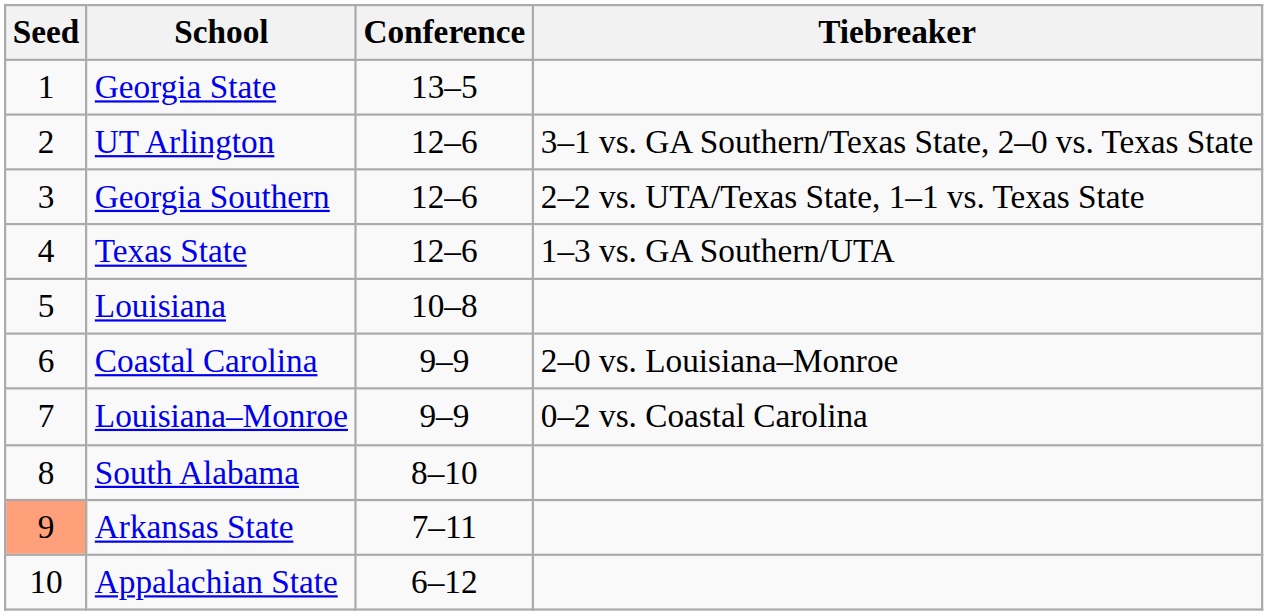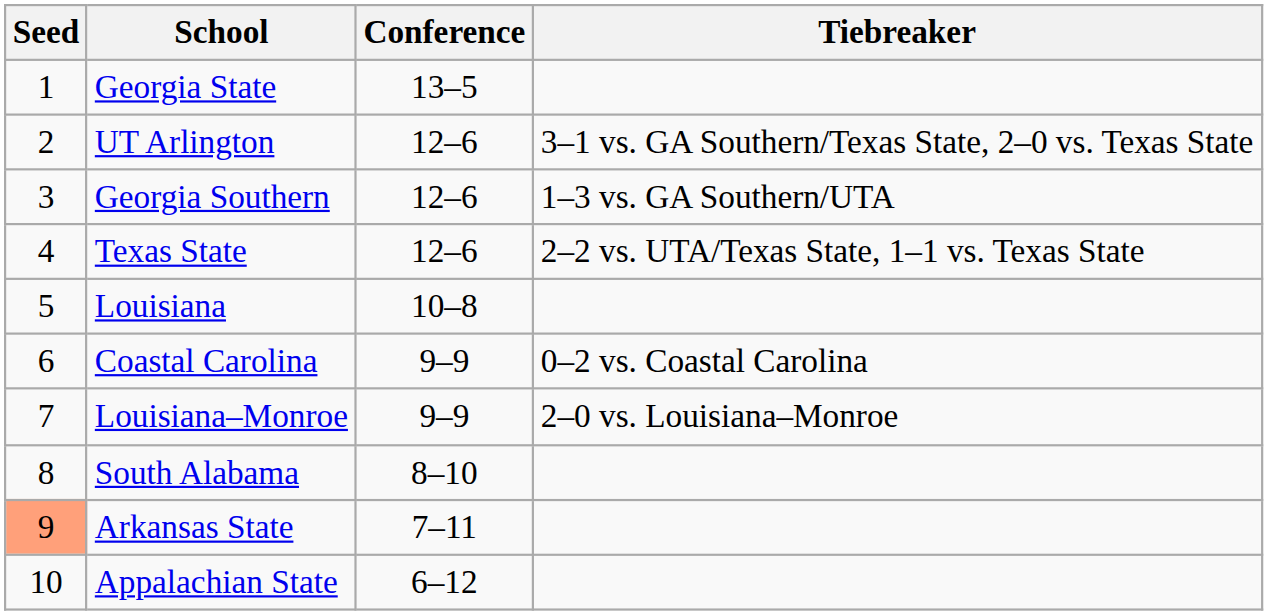(843, 196) 2–2 vs. UTA/Texas State, 1–1 vs. Texas State -> (718, 196) 1–3 vs. GA Southern/UTA
(718, 251) 1–3 vs. GA Southern/UTA -> (843, 251) 2–2 vs. UTA/Texas State, 1–1 vs. Texas State
(720, 361) 2–0 vs. Louisiana–Monroe -> (704, 361) 0–2 vs. Coastal Carolina
(704, 416) 0–2 vs. Coastal Carolina -> (720, 416) 2–0 vs. Louisiana–Monroe
